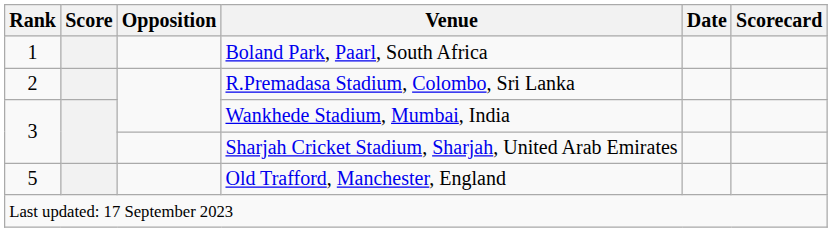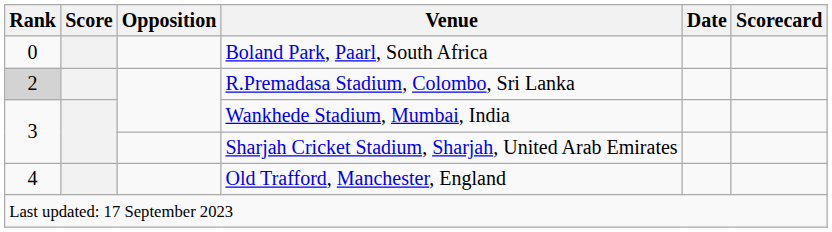(33, 52) 1 -> (33, 52) 0
(33, 83) no background -> (33, 83) lightgrey background
(33, 178) 5 -> (33, 178) 4
